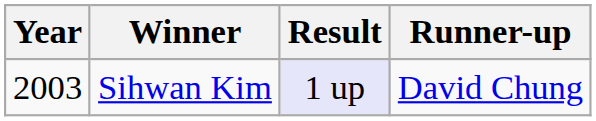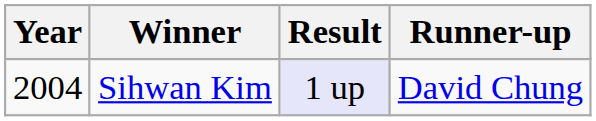(48, 86) 2003 -> (48, 86) 2004
